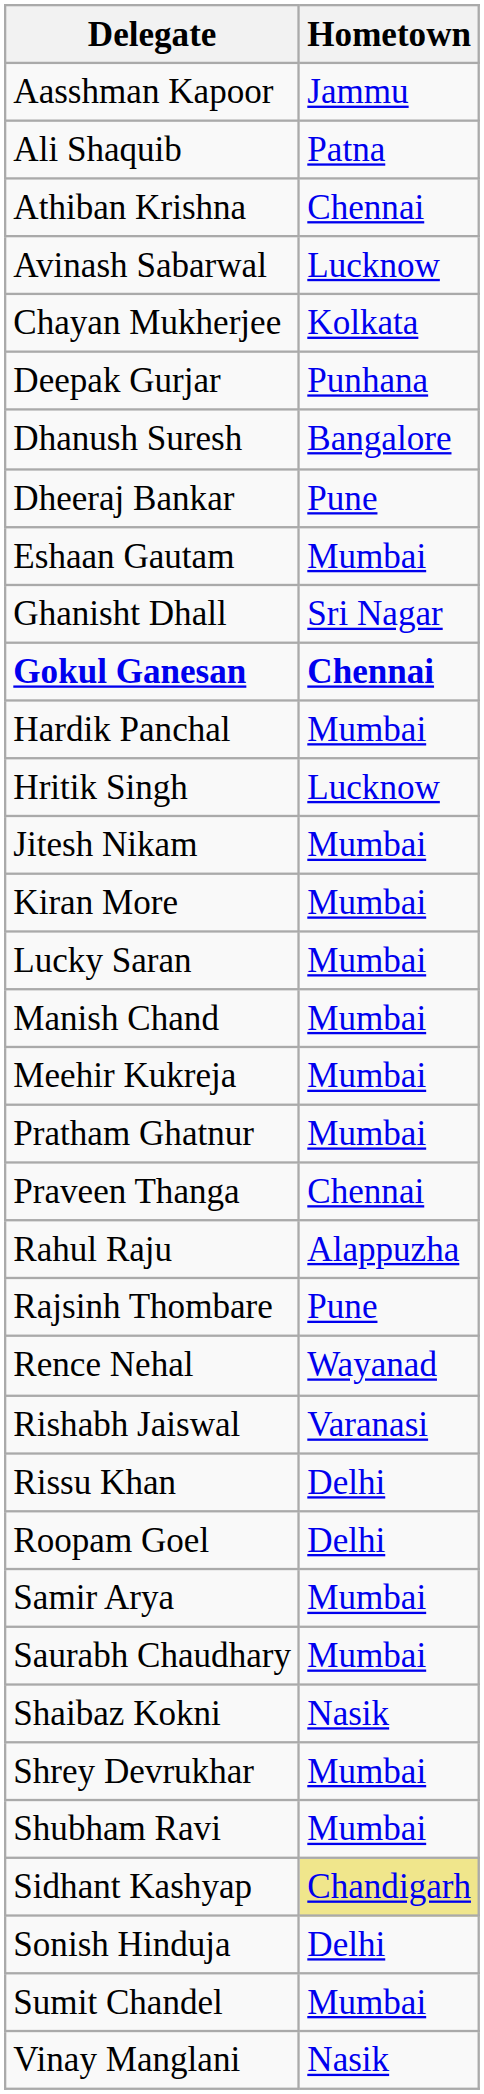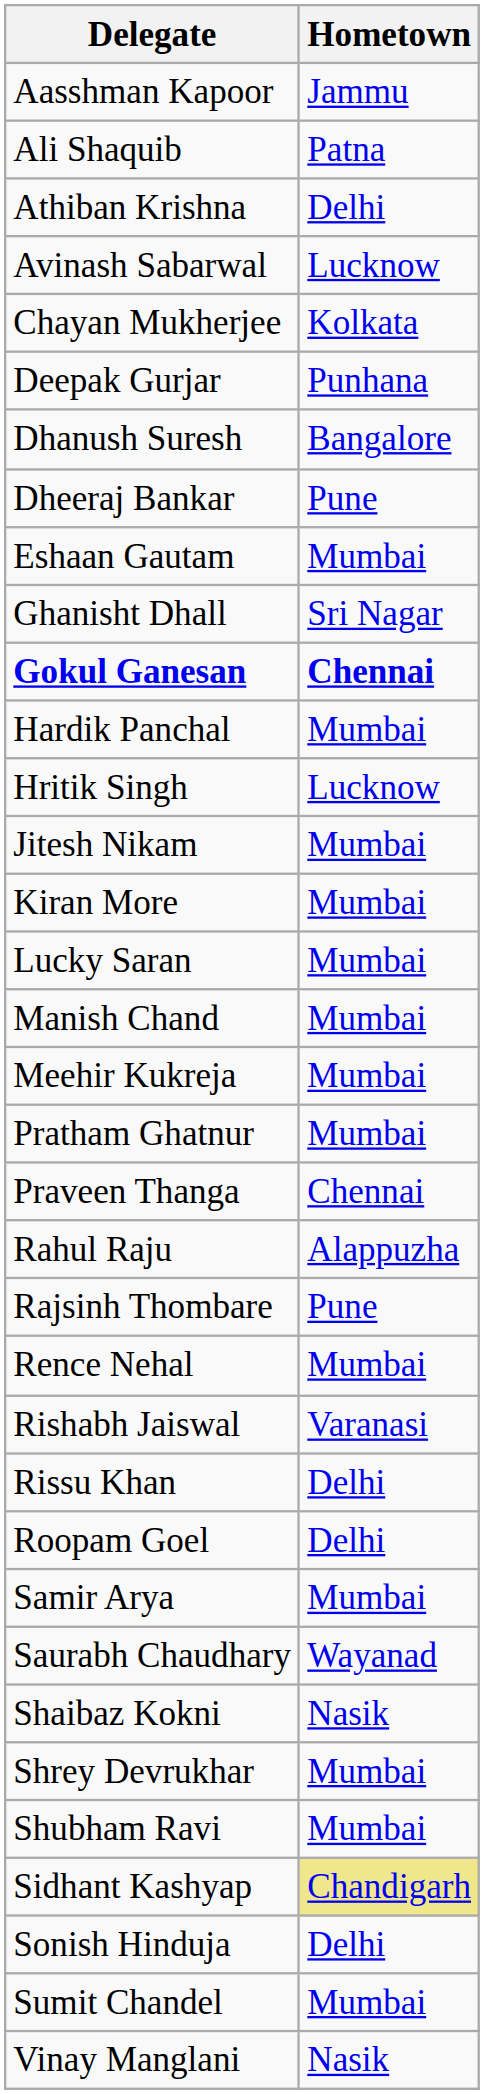(366, 207) Chennai -> (346, 207) Delhi
(372, 1365) Wayanad -> (367, 1365) Mumbai
(367, 1654) Mumbai -> (372, 1654) Wayanad
